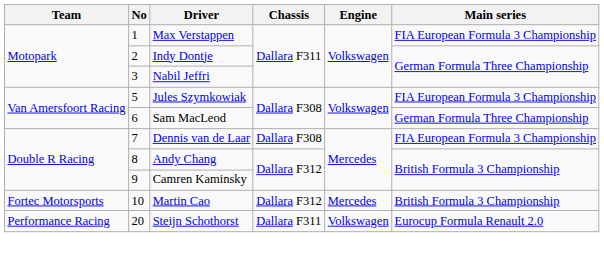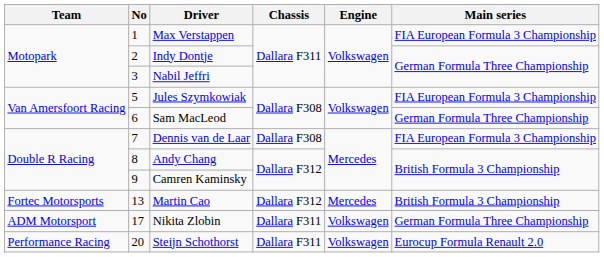(138, 200) 10 -> (138, 200) 13
+ row: (187, 220)
